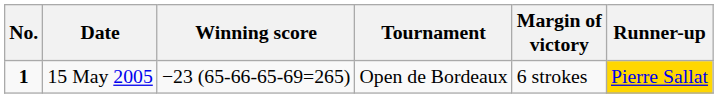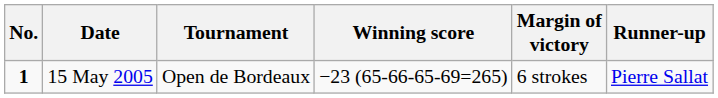columns swapped: (434, 32) <-> (256, 32)
(660, 76) gold background -> (660, 76) no background
